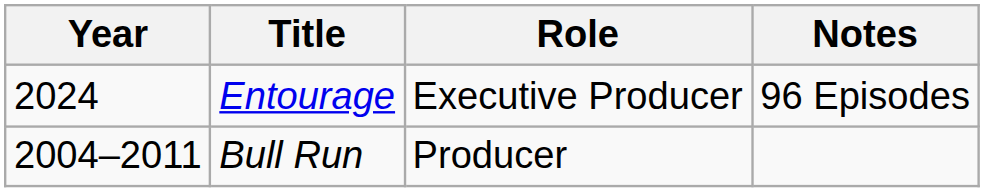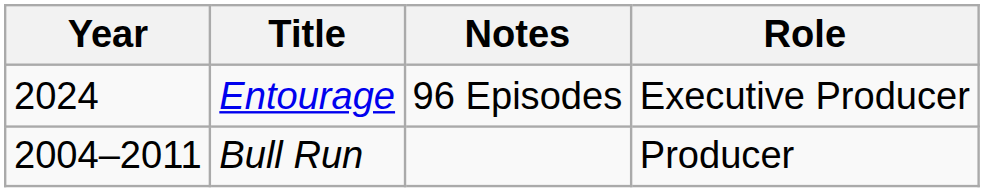columns swapped: (578, 34) <-> (865, 34)
